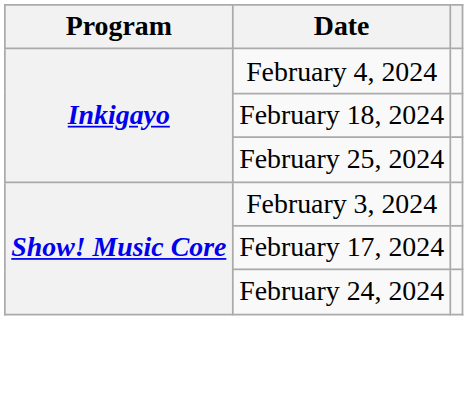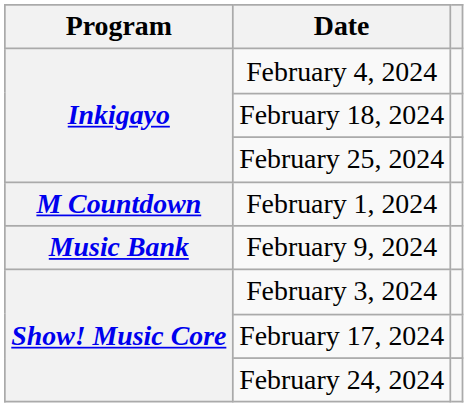+ row: (342, 203)
+ row: (342, 247)
